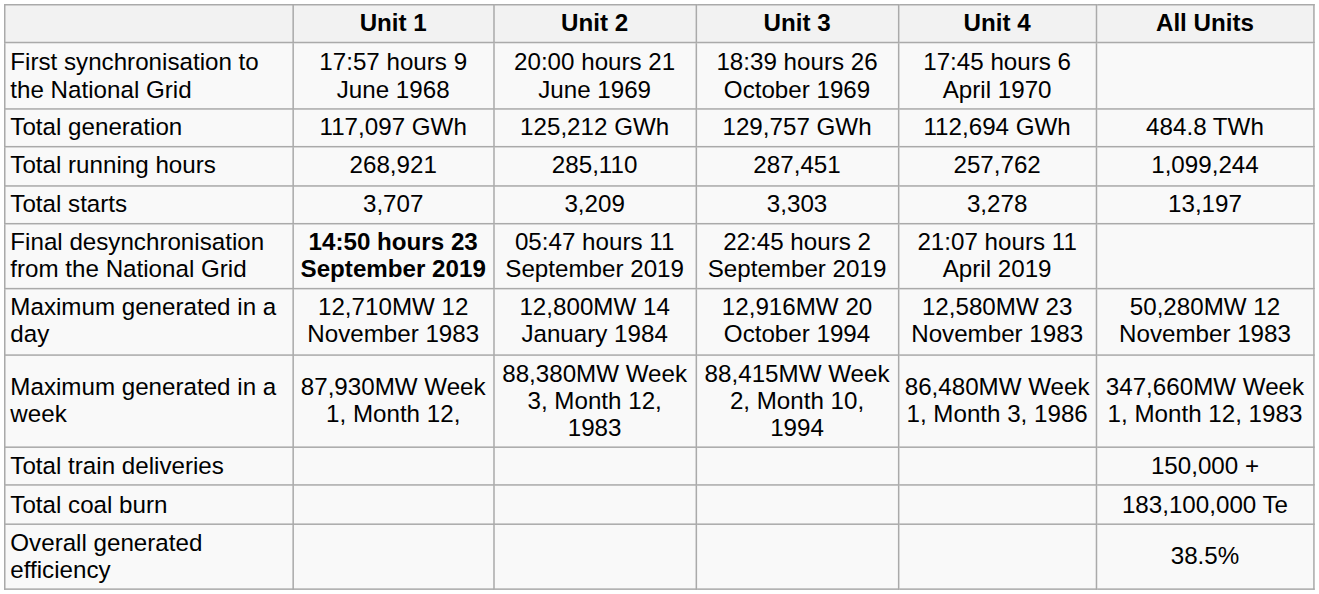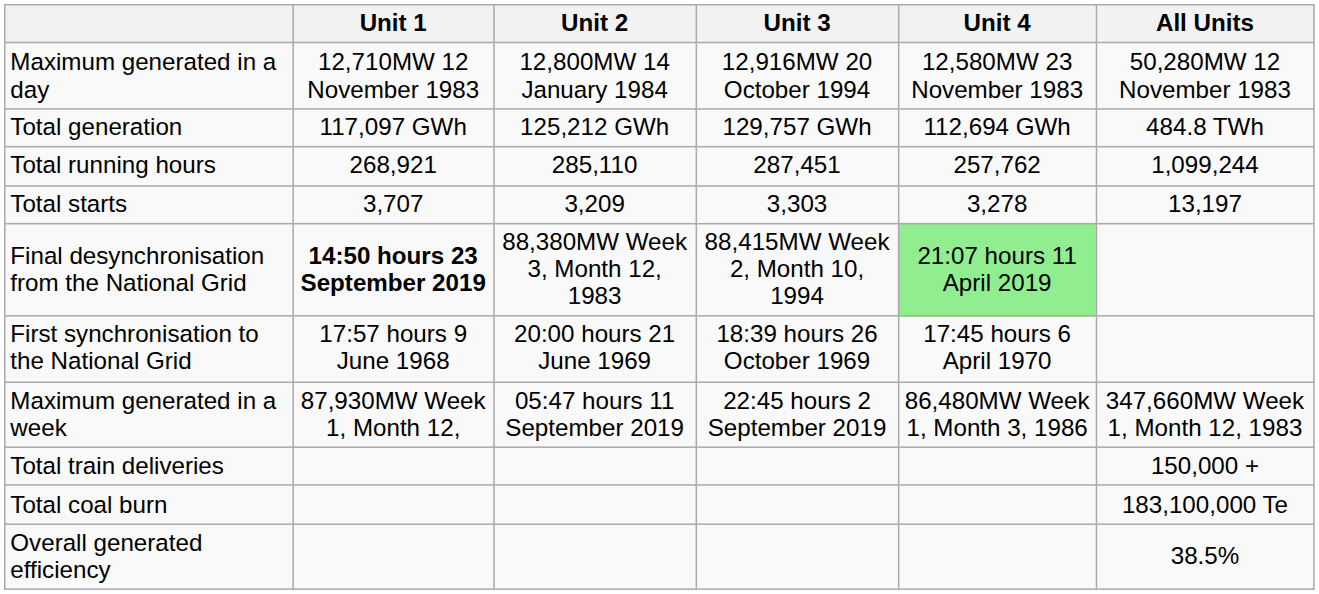rows swapped: (135, 75) <-> (143, 321)
(595, 256) 05:47 hours 11 September 2019 -> (595, 269) 88,380MW Week 3, Month 12, 1983
(797, 256) 22:45 hours 2 September 2019 -> (797, 269) 88,415MW Week 2, Month 10, 1994
(997, 256) no background -> (997, 269) lightgreen background
(595, 400) 88,380MW Week 3, Month 12, 1983 -> (595, 414) 05:47 hours 11 September 2019
(797, 400) 88,415MW Week 2, Month 10, 1994 -> (797, 414) 22:45 hours 2 September 2019
